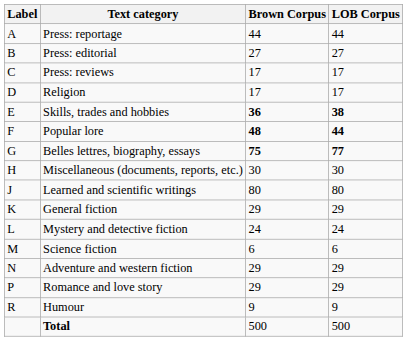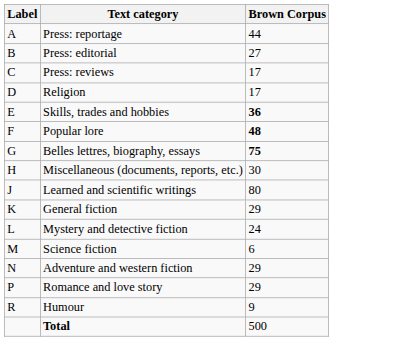- column: (366, 14)
